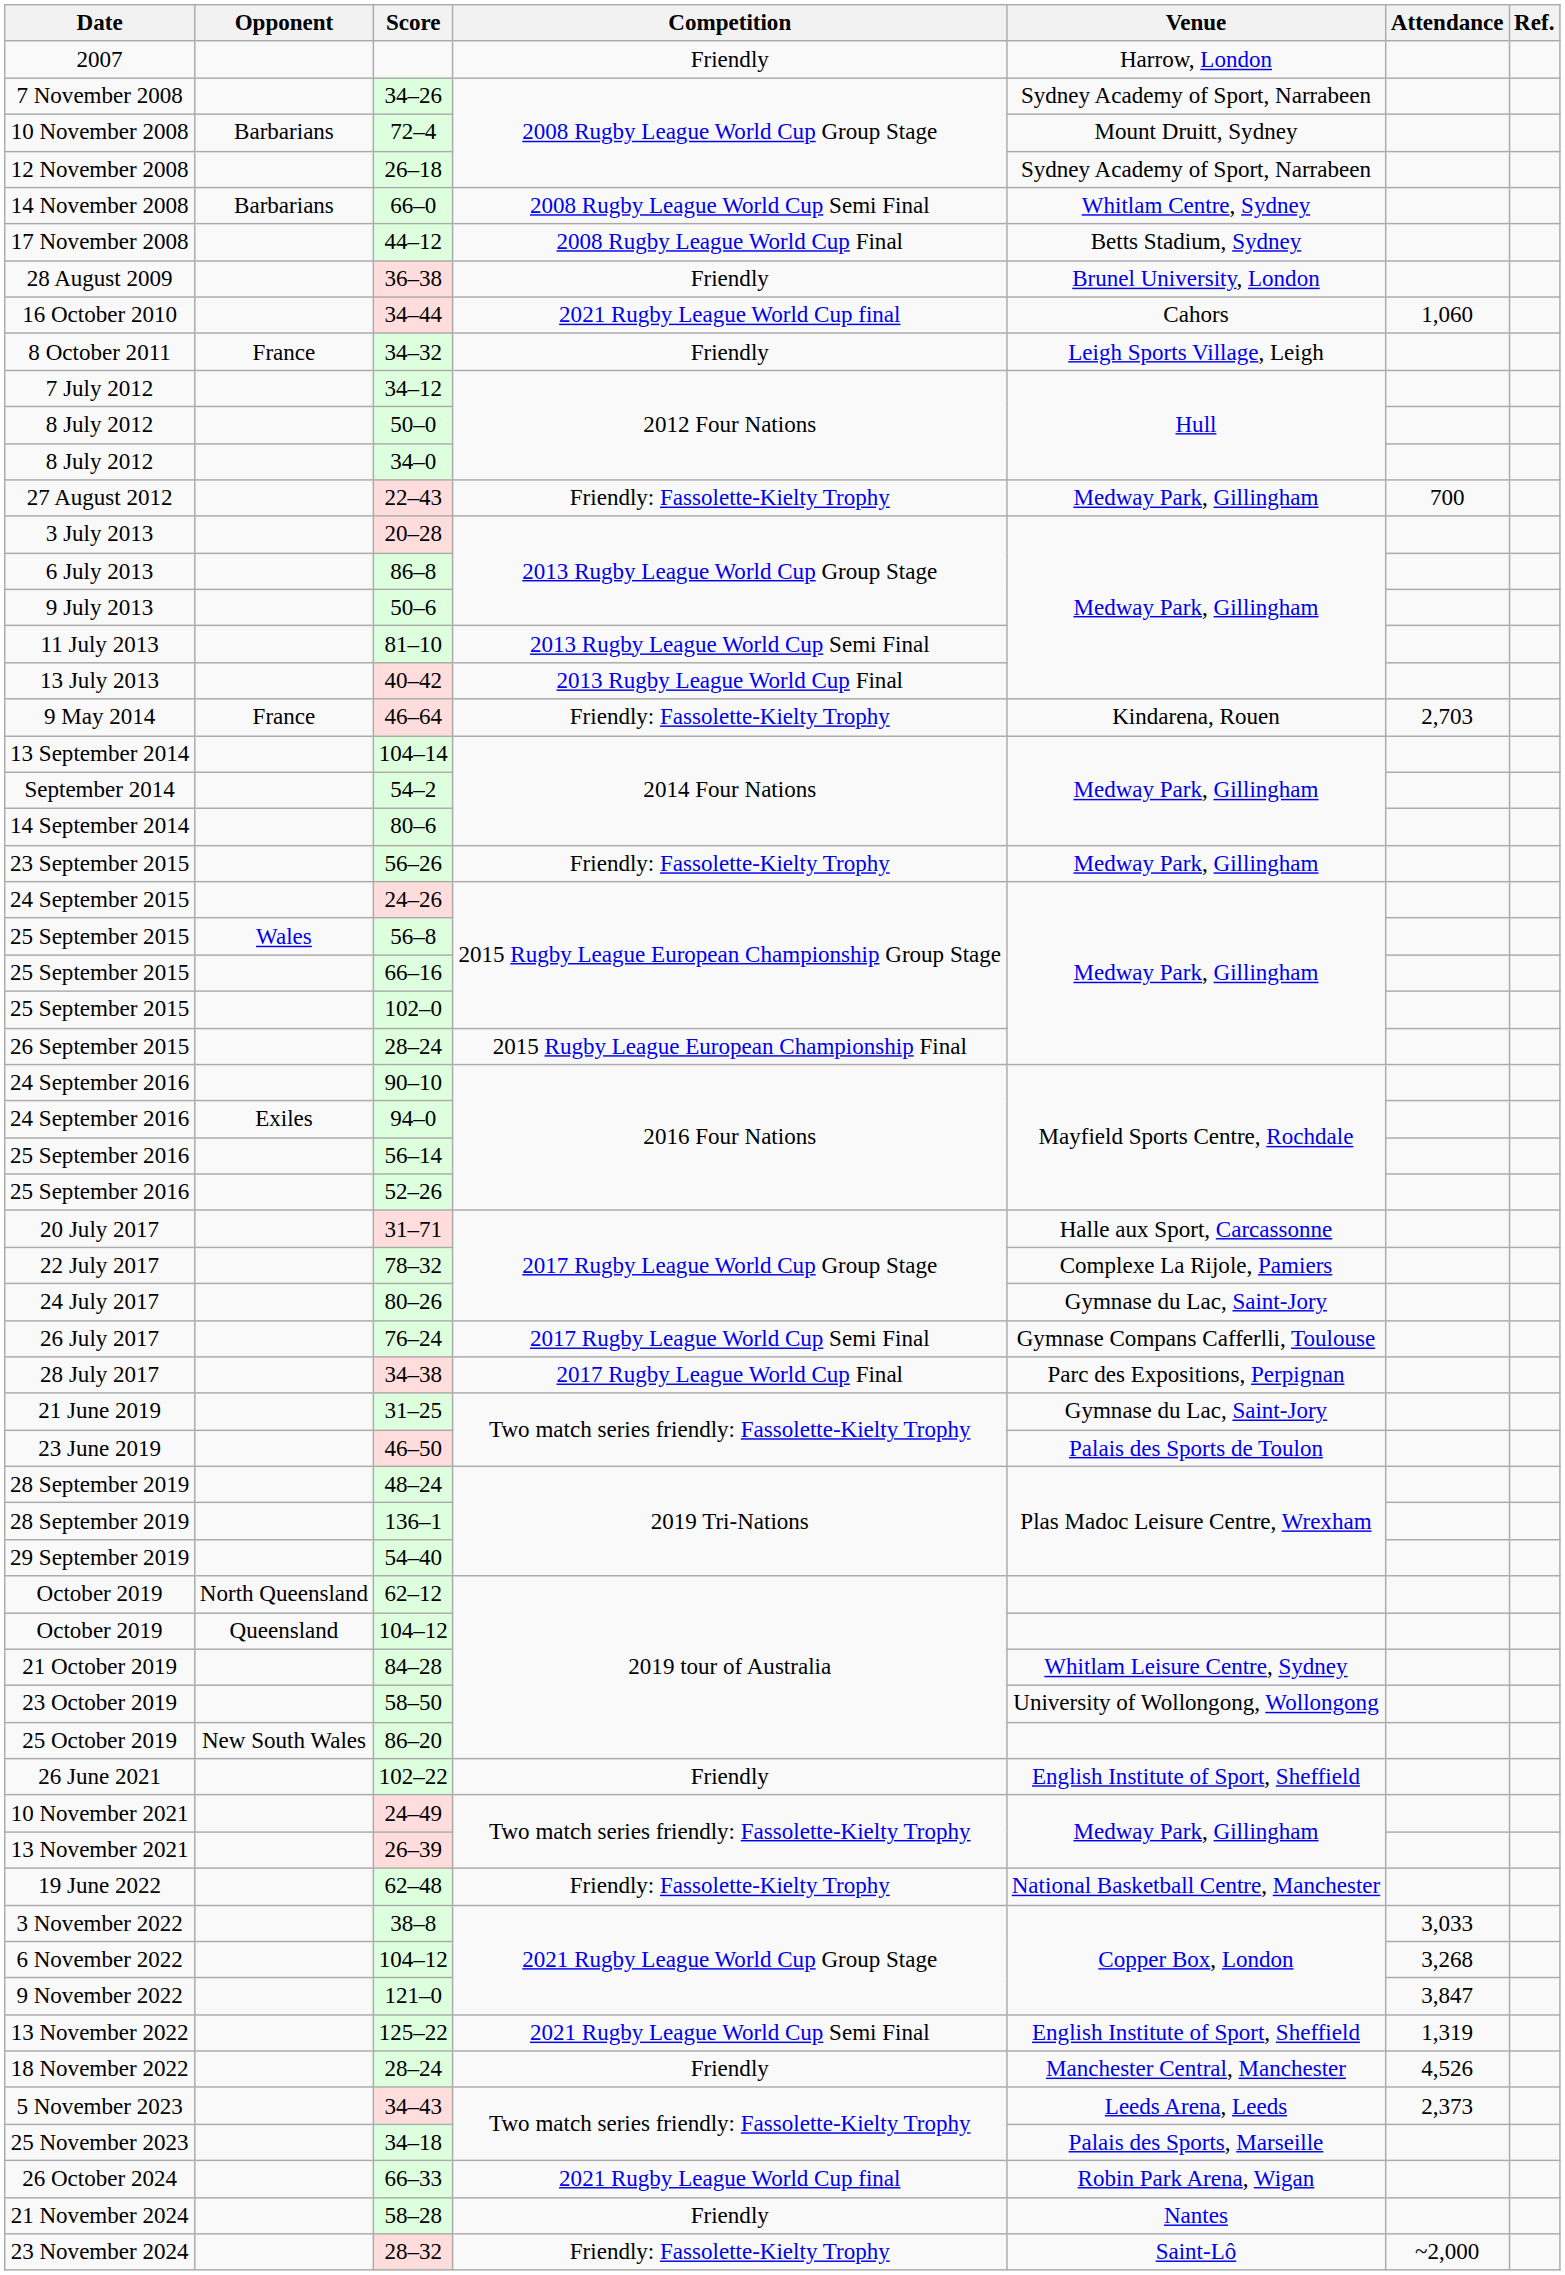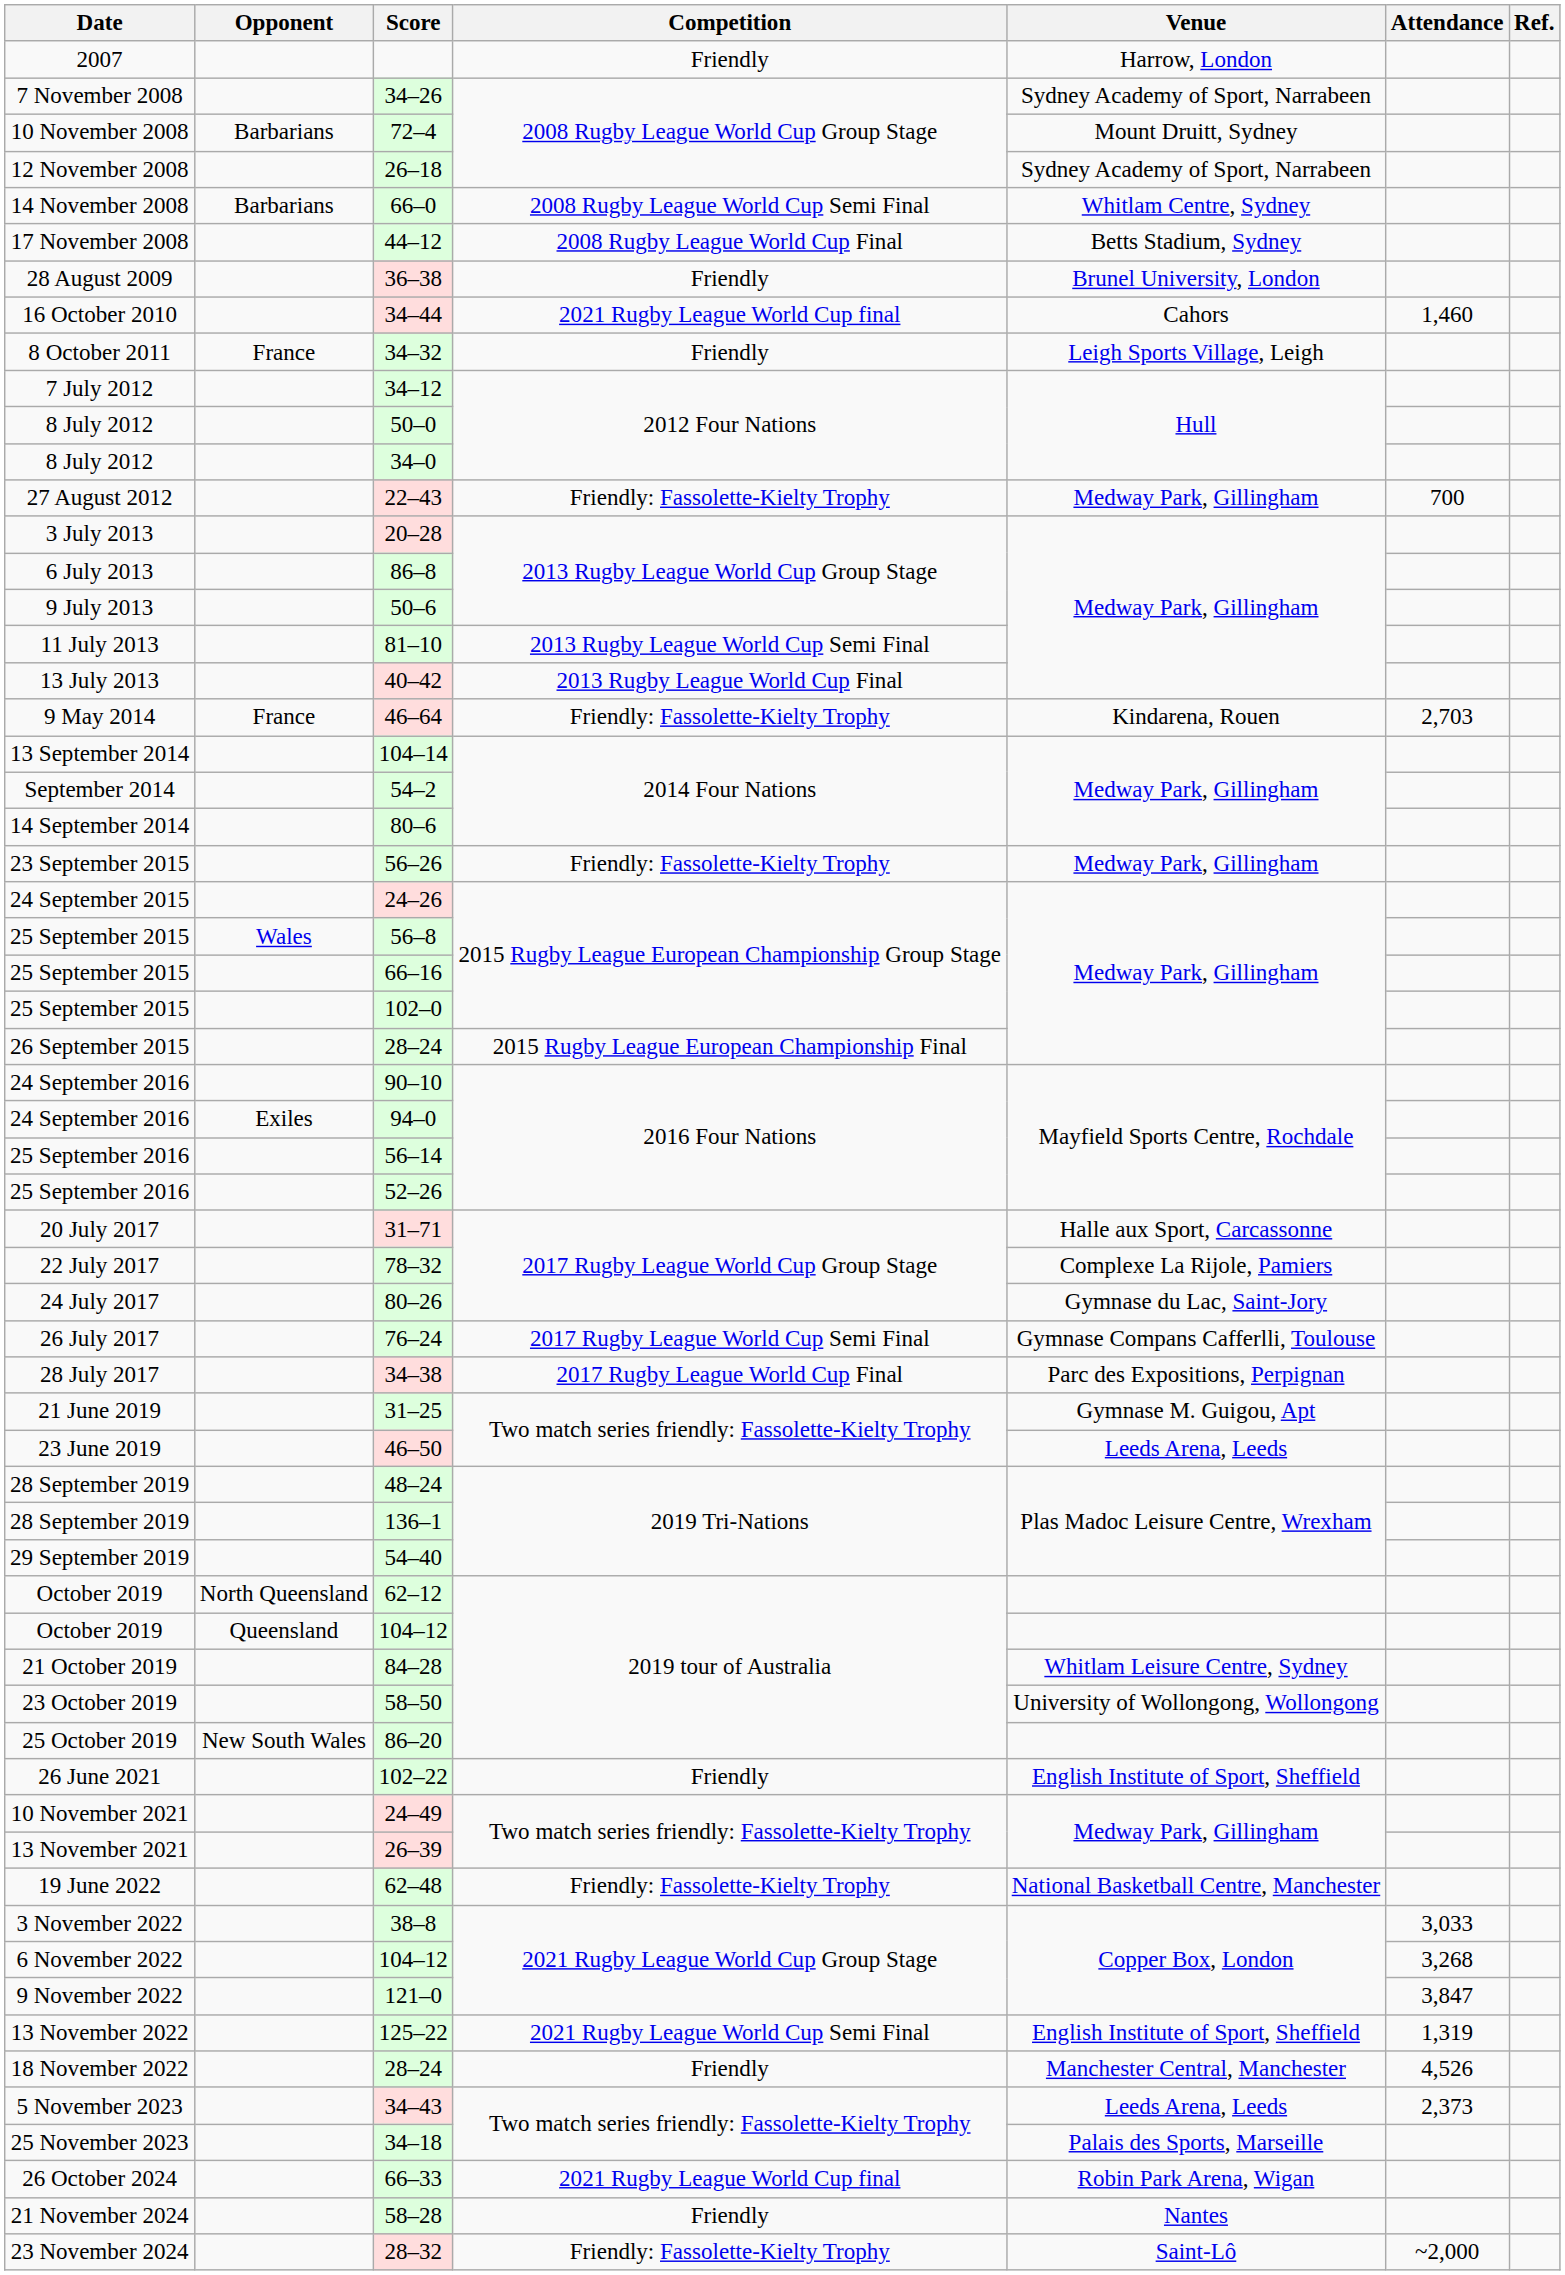(1447, 315) 1,060 -> (1447, 315) 1,460
(1196, 1411) Gymnase du Lac, Saint-Jory -> (1196, 1411) Gymnase M. Guigou, Apt
(1196, 1447) Palais des Sports de Toulon -> (1196, 1447) Leeds Arena, Leeds
